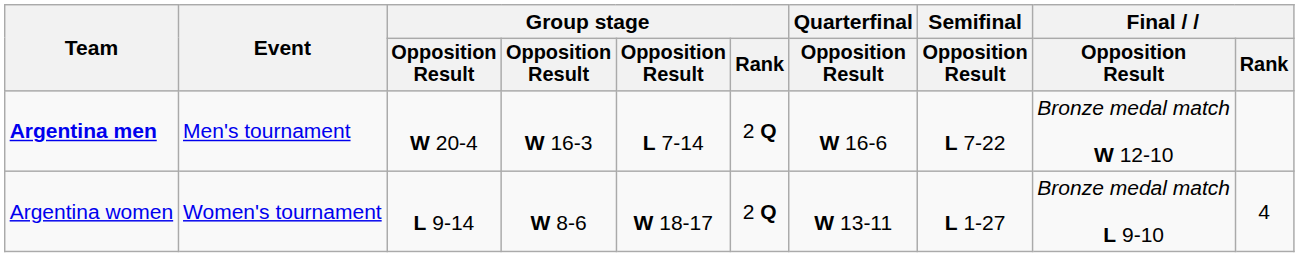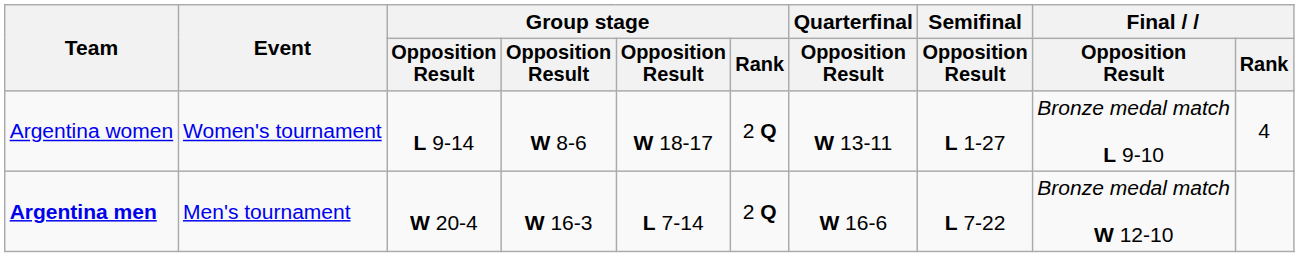rows swapped: (83, 132) <-> (91, 211)
